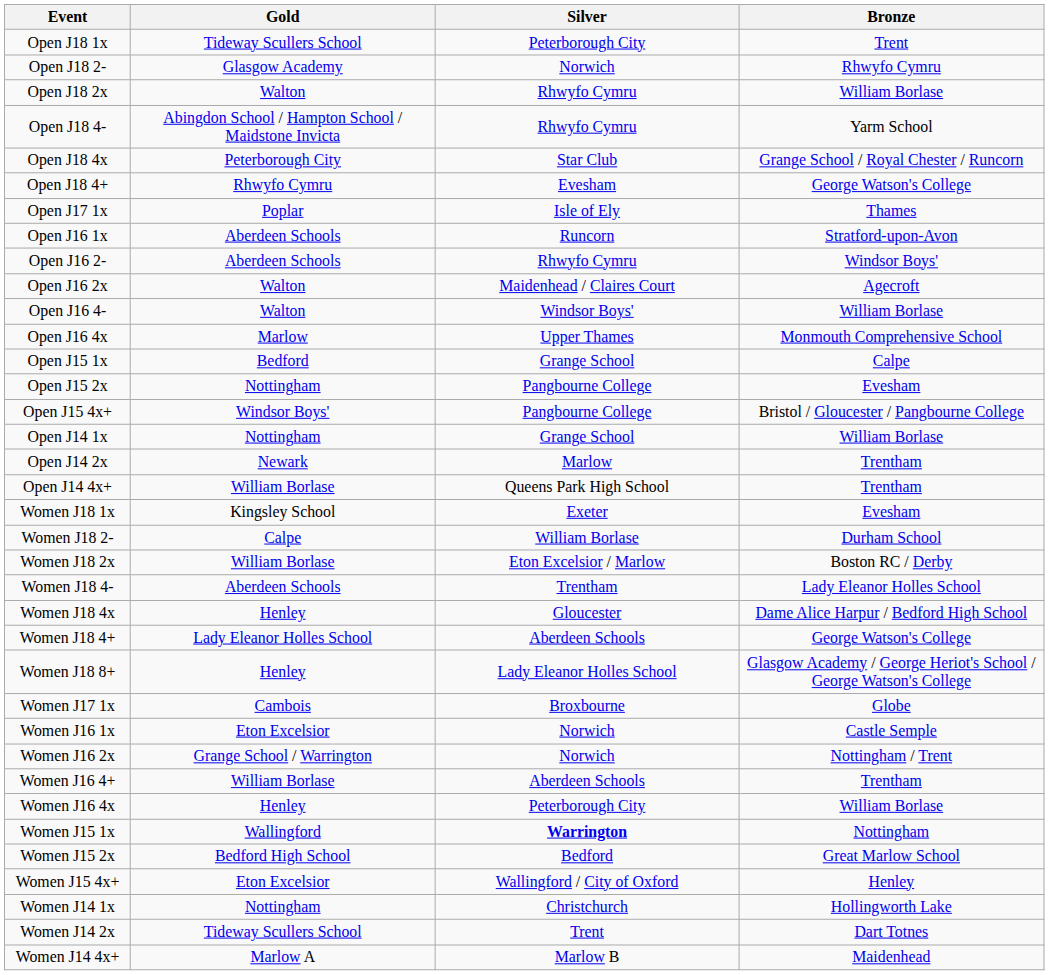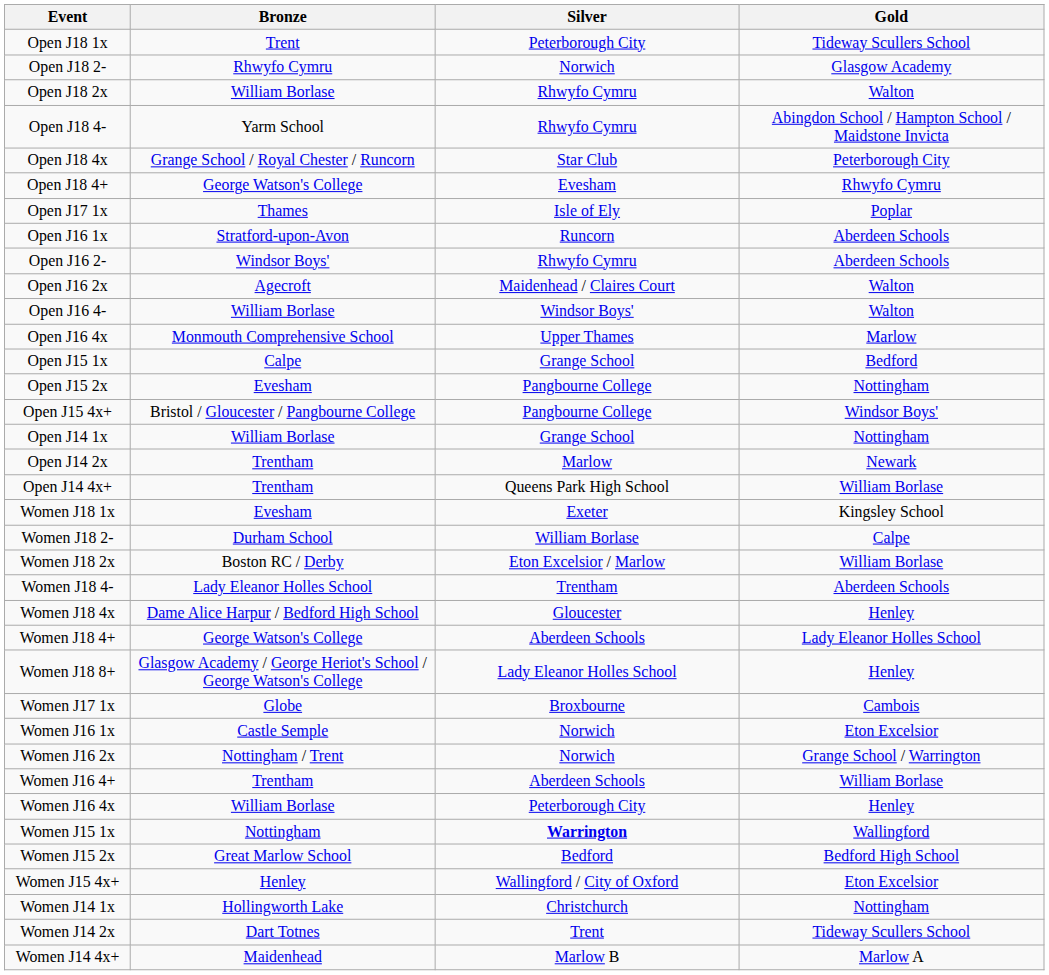columns swapped: (283, 17) <-> (891, 17)
